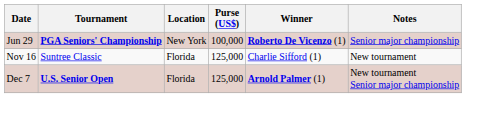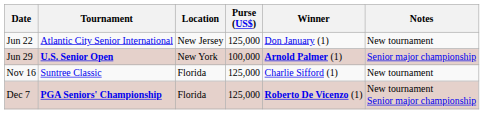+ row: (20, 40)
(101, 40) PGA Seniors' Championship -> (77, 57) U.S. Senior Open
(297, 40) Roberto De Vicenzo (1) -> (303, 57) Arnold Palmer (1)
(77, 79) U.S. Senior Open -> (101, 95) PGA Seniors' Championship
(286, 79) Arnold Palmer (1) -> (314, 95) Roberto De Vicenzo (1)
